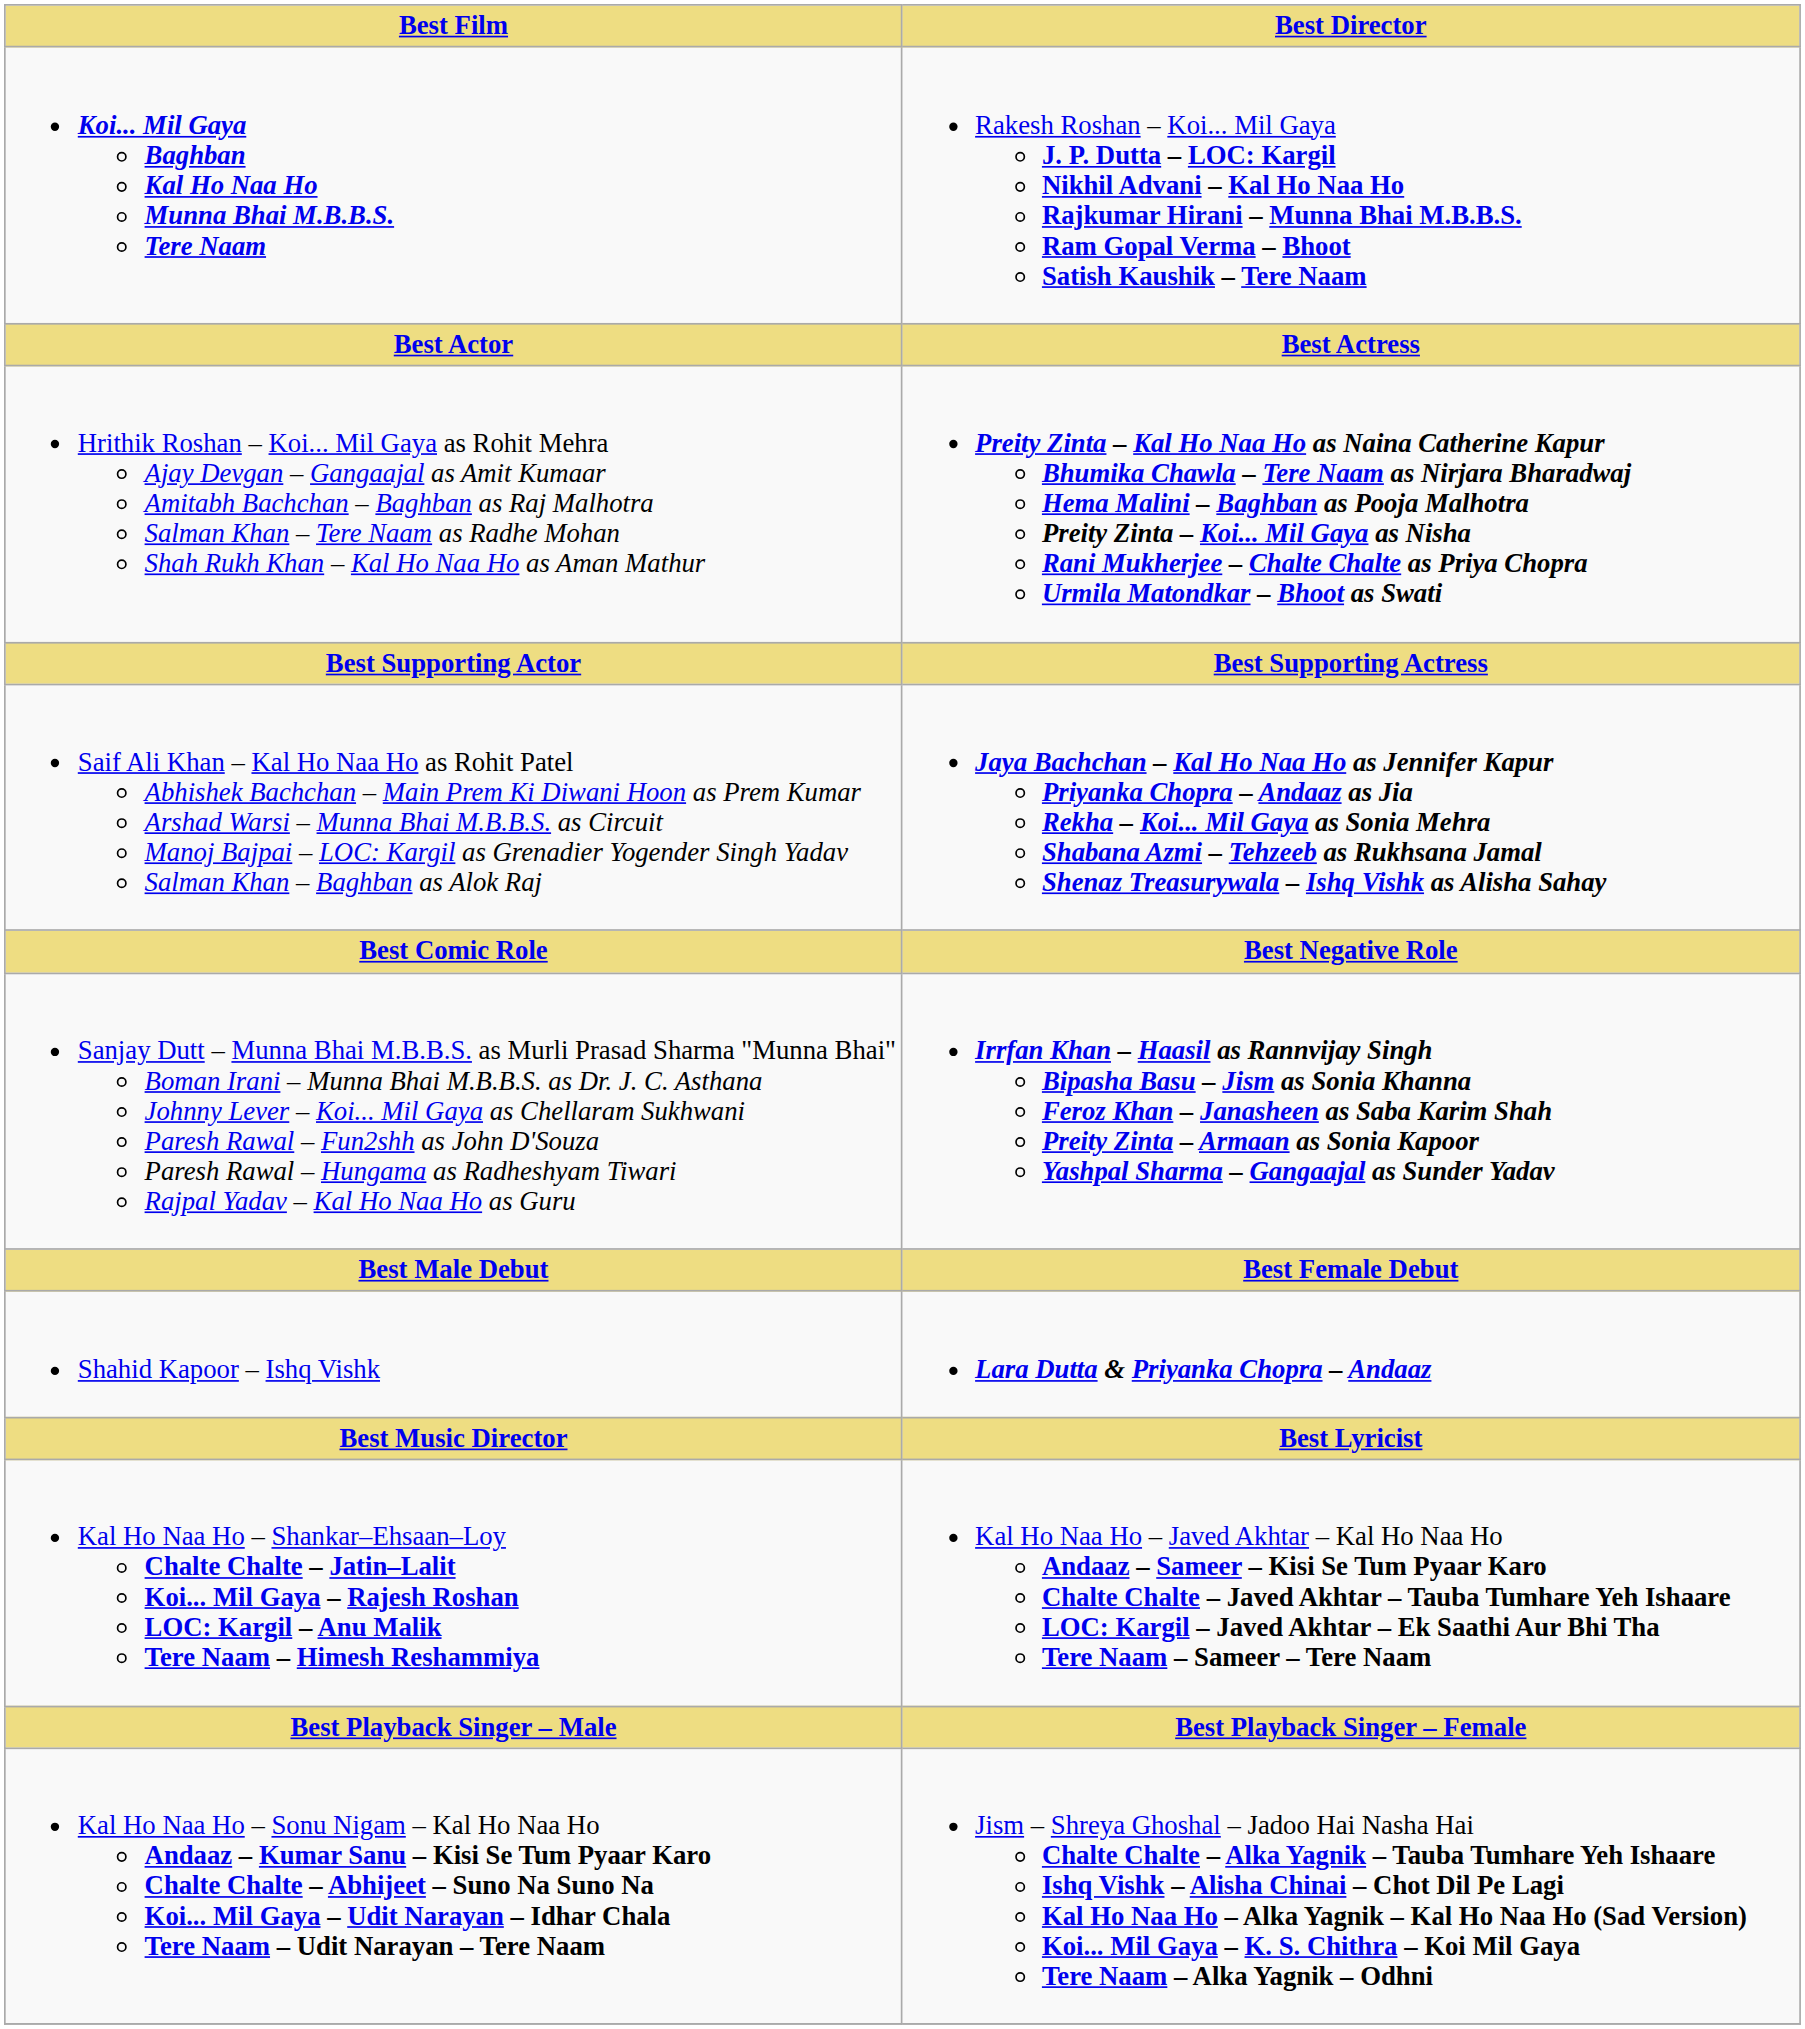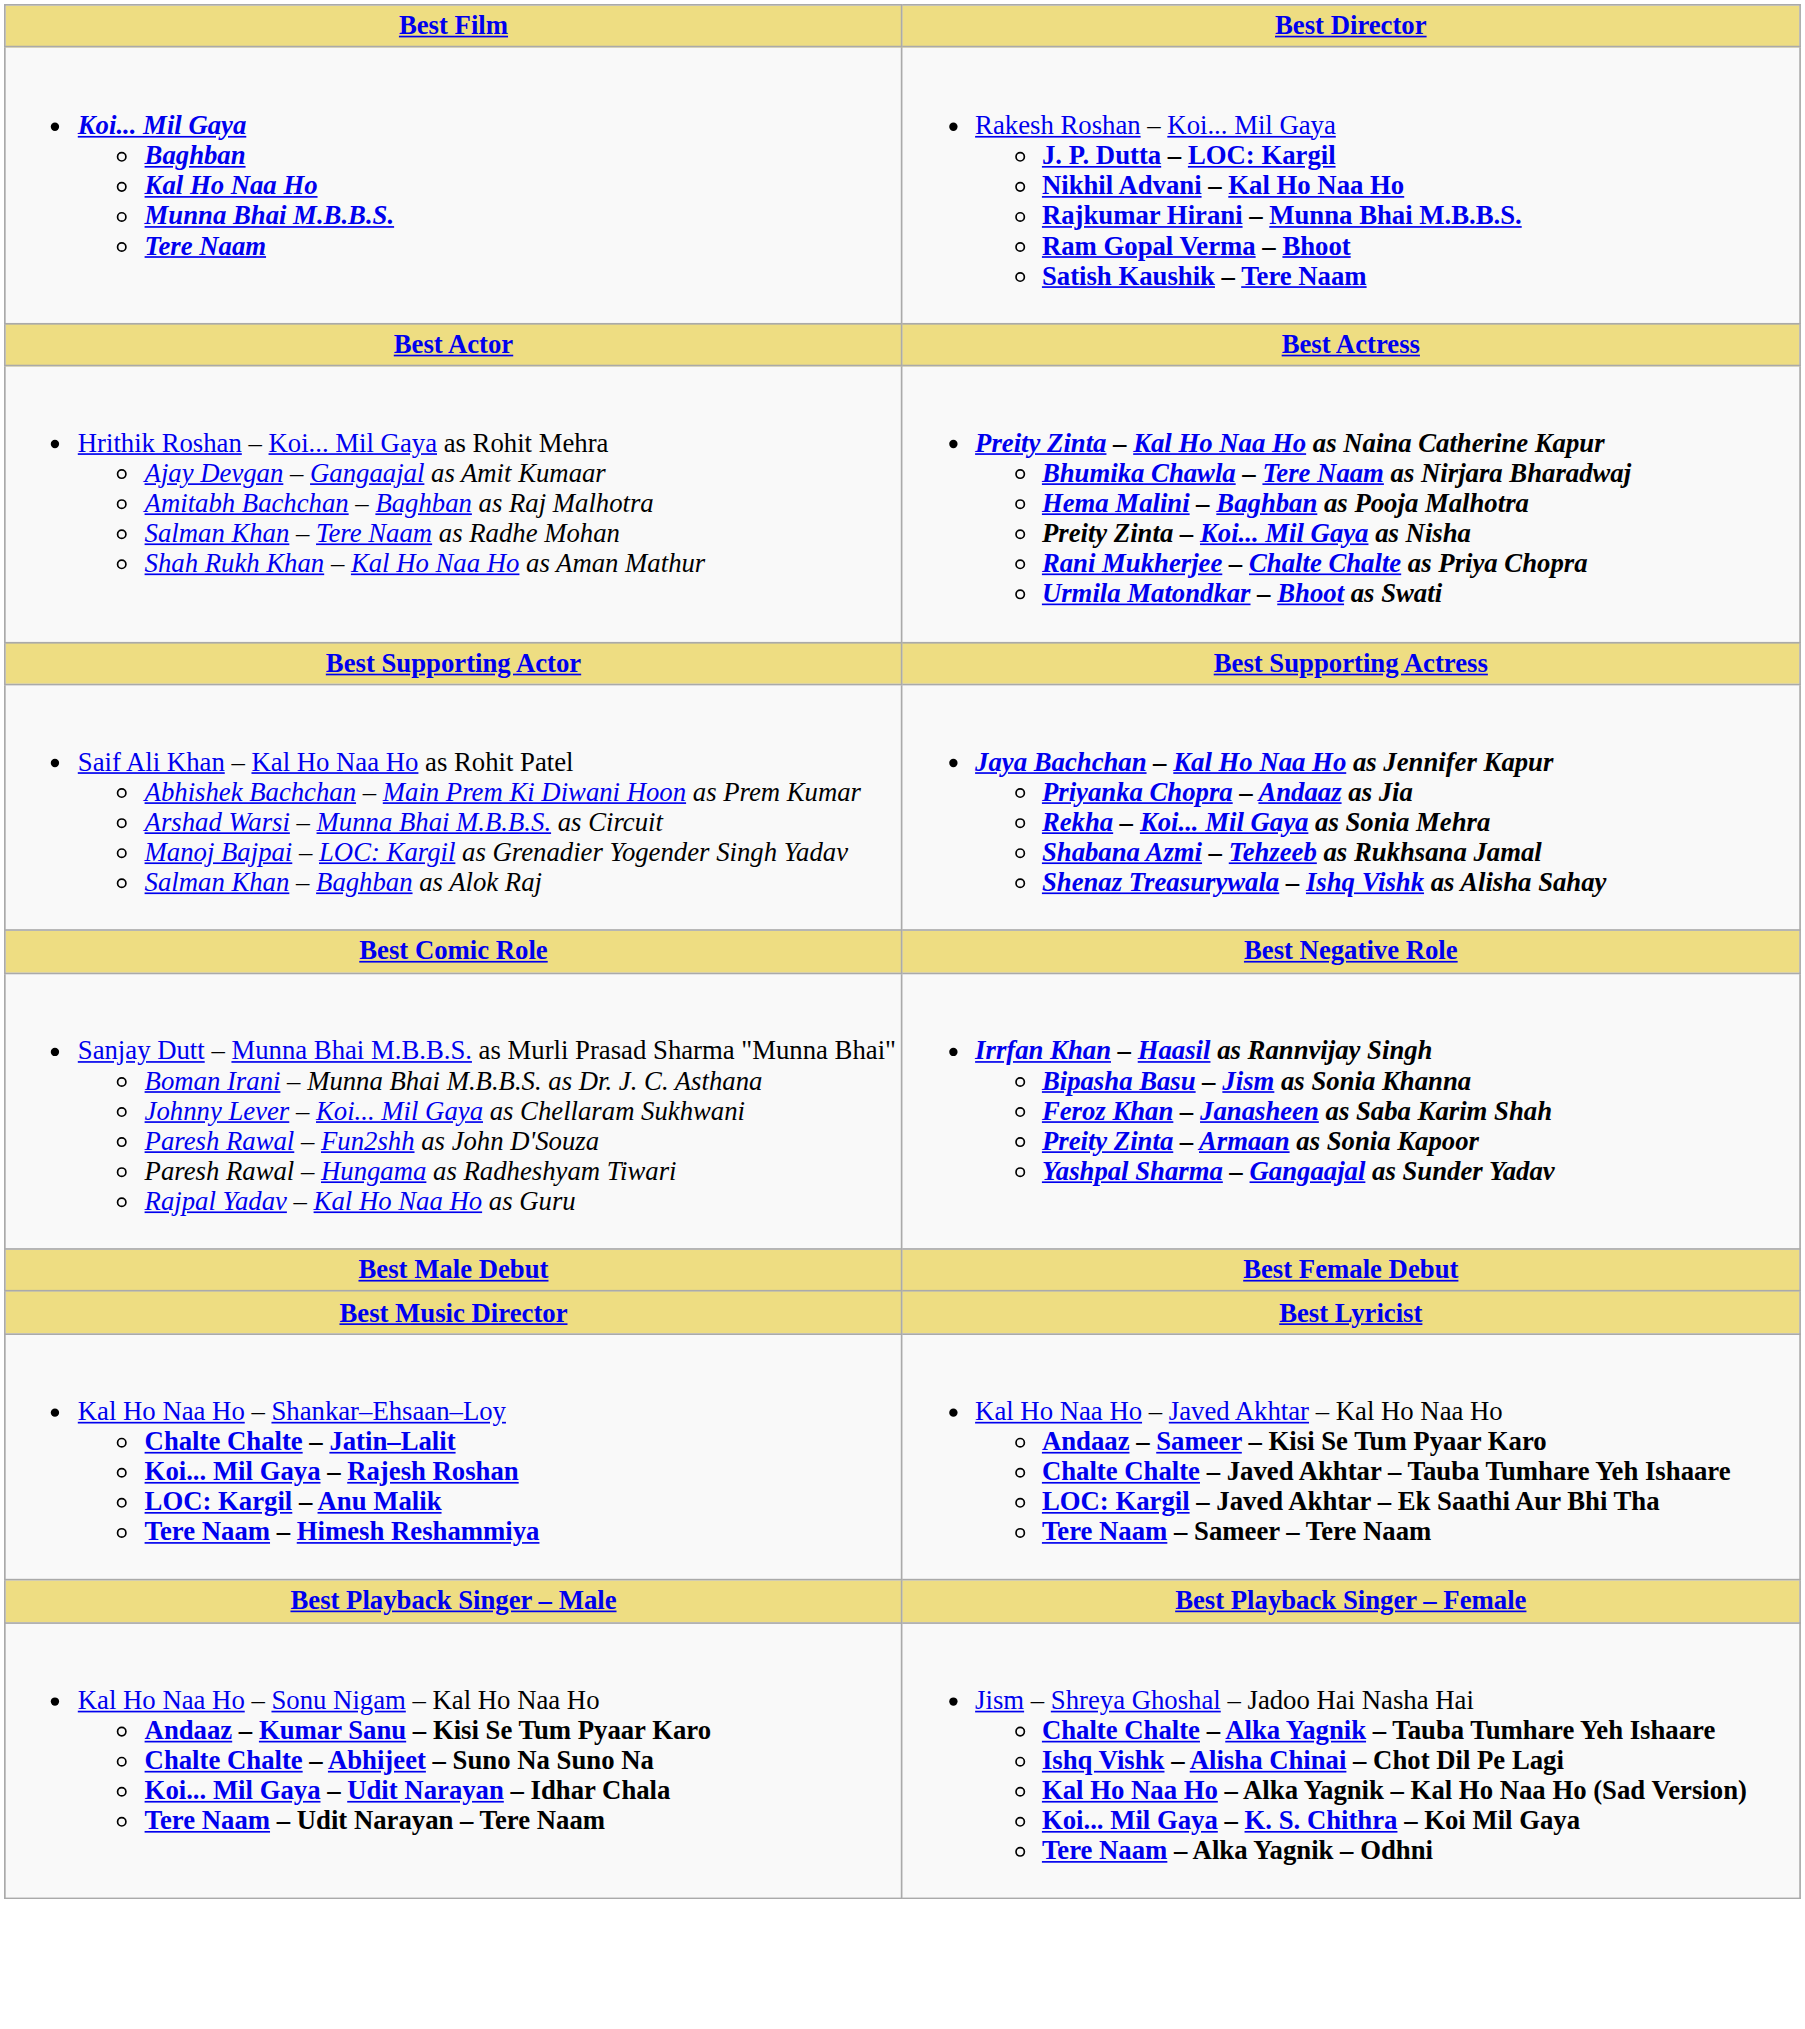- row: (453, 1369)
